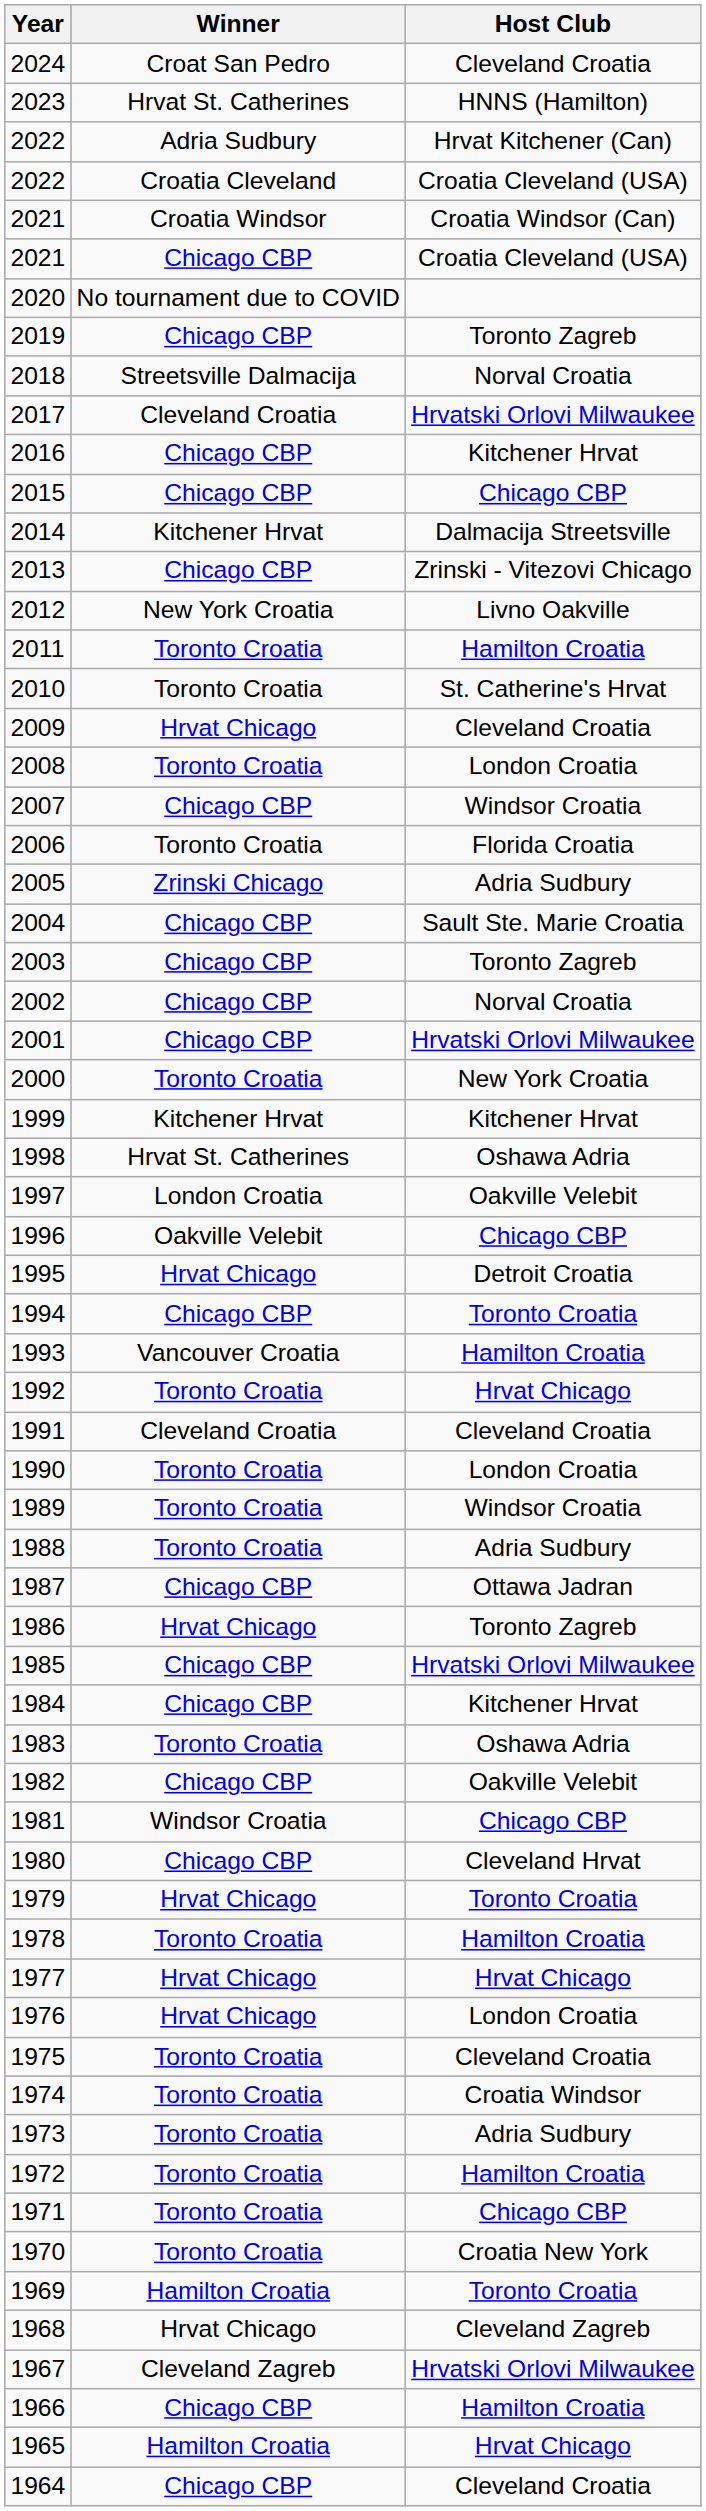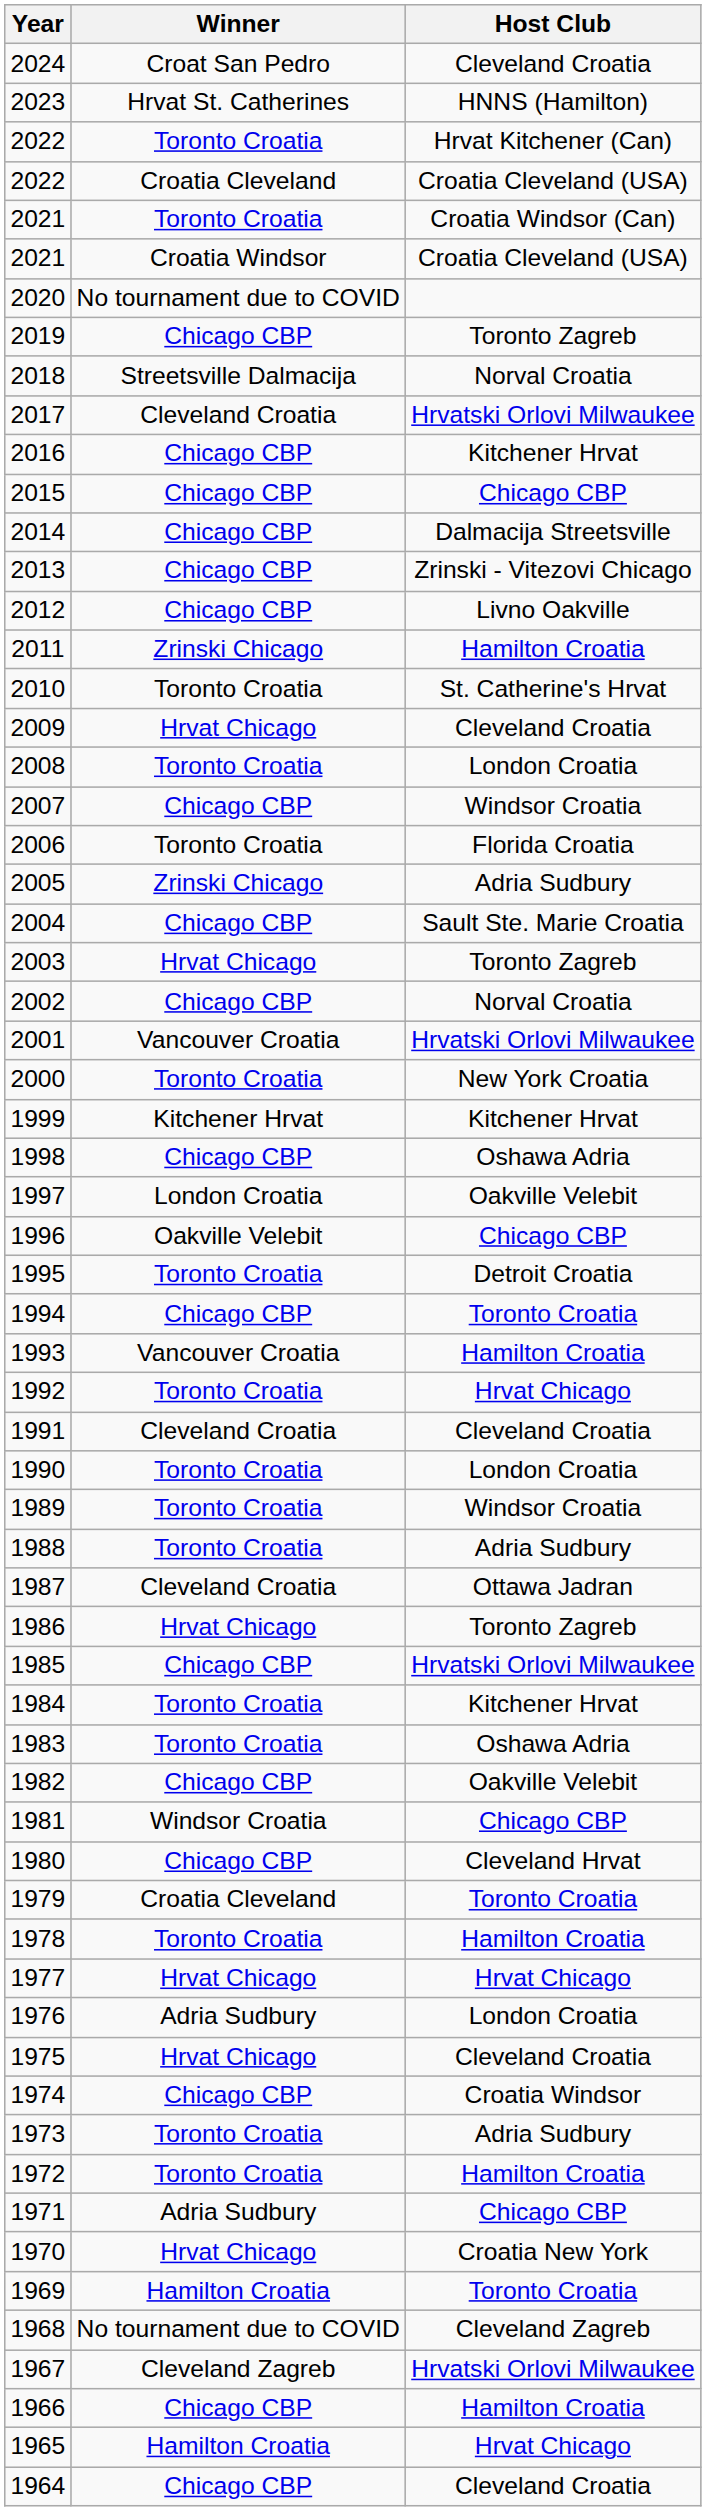(238, 141) Adria Sudbury -> (238, 141) Toronto Croatia
(238, 219) Croatia Windsor -> (238, 219) Toronto Croatia
(238, 258) Chicago CBP -> (238, 258) Croatia Windsor
(238, 532) Kitchener Hrvat -> (238, 532) Chicago CBP
(238, 610) New York Croatia -> (238, 610) Chicago CBP
(238, 649) Toronto Croatia -> (238, 649) Zrinski Chicago
(238, 961) Chicago CBP -> (238, 961) Hrvat Chicago
(238, 1040) Chicago CBP -> (238, 1040) Vancouver Croatia
(238, 1157) Hrvat St. Catherines -> (238, 1157) Chicago CBP
(238, 1274) Hrvat Chicago -> (238, 1274) Toronto Croatia
(238, 1587) Chicago CBP -> (238, 1587) Cleveland Croatia
(238, 1704) Chicago CBP -> (238, 1704) Toronto Croatia
(238, 1899) Hrvat Chicago -> (238, 1899) Croatia Cleveland
(238, 2016) Hrvat Chicago -> (238, 2016) Adria Sudbury
(238, 2056) Toronto Croatia -> (238, 2056) Hrvat Chicago
(238, 2095) Toronto Croatia -> (238, 2095) Chicago CBP
(238, 2212) Toronto Croatia -> (238, 2212) Adria Sudbury
(238, 2251) Toronto Croatia -> (238, 2251) Hrvat Chicago
(238, 2329) Hrvat Chicago -> (238, 2329) No tournament due to COVID
